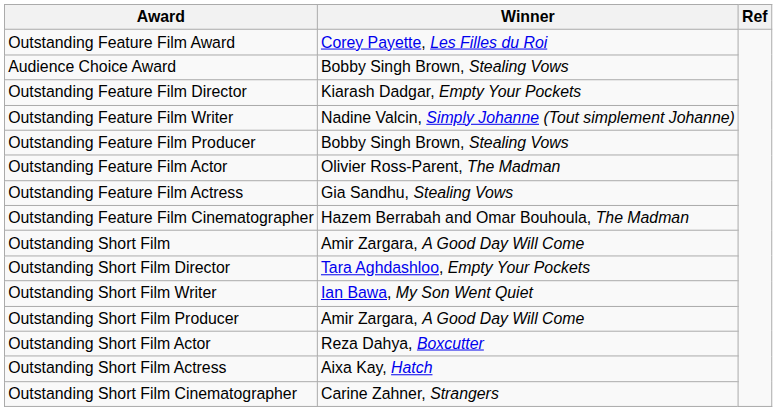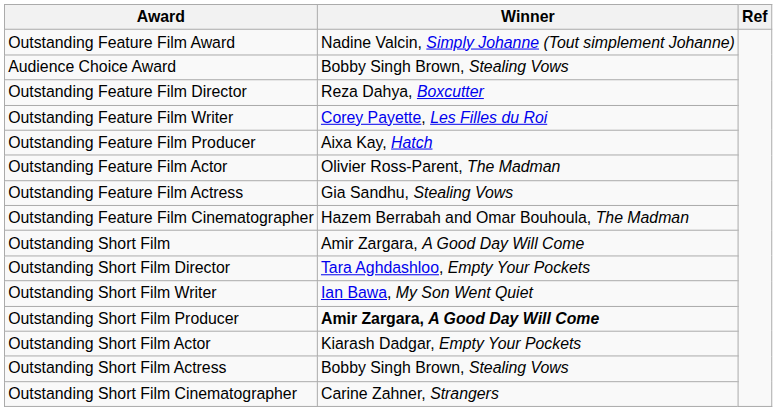(434, 42) Corey Payette, Les Filles du Roi -> (528, 42) Nadine Valcin, Simply Johanne (Tout simplement Johanne)
(451, 92) Kiarash Dadgar, Empty Your Pockets -> (402, 92) Reza Dahya, Boxcutter
(528, 117) Nadine Valcin, Simply Johanne (Tout simplement Johanne) -> (434, 117) Corey Payette, Les Filles du Roi
(445, 142) Bobby Singh Brown, Stealing Vows -> (377, 142) Aixa Kay, Hatch
(453, 318) normal -> (460, 318) bold
(402, 343) Reza Dahya, Boxcutter -> (451, 343) Kiarash Dadgar, Empty Your Pockets
(377, 368) Aixa Kay, Hatch -> (445, 368) Bobby Singh Brown, Stealing Vows
